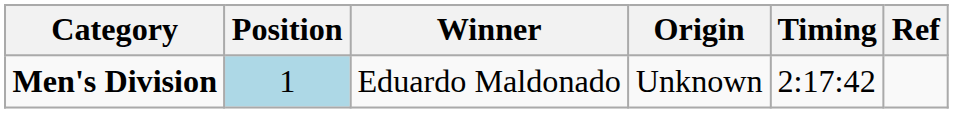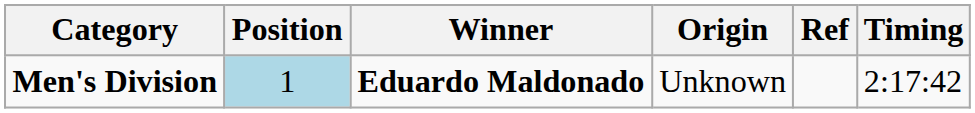columns swapped: (827, 30) <-> (916, 30)
(489, 81) normal -> (501, 81) bold
